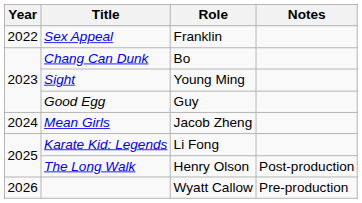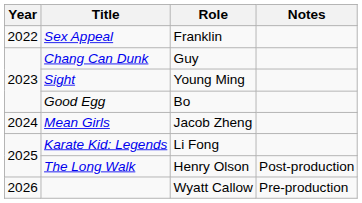(182, 58) Bo -> (186, 58) Guy
(186, 101) Guy -> (182, 101) Bo
